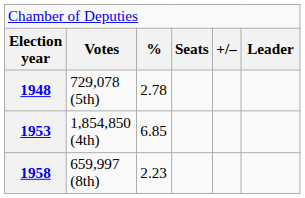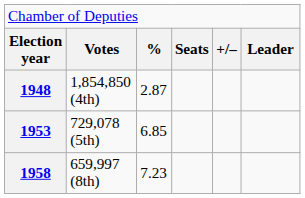(95, 90) 729,078 (5th) -> (101, 90) 1,854,850 (4th)
(154, 90) 2.78 -> (154, 90) 2.87
(101, 131) 1,854,850 (4th) -> (95, 131) 729,078 (5th)
(154, 172) 2.23 -> (154, 172) 7.23
